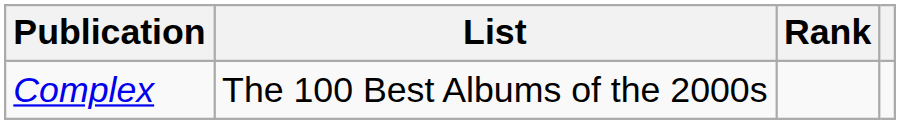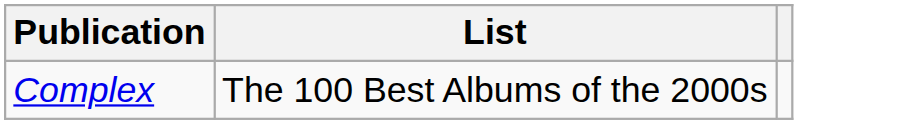- column: (828, 32)
